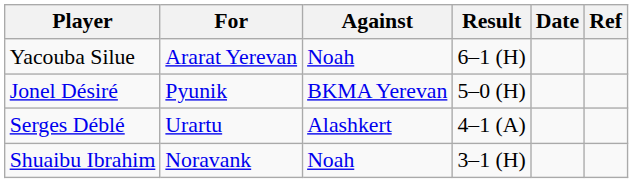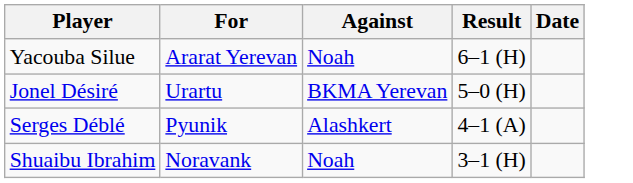- column: (606, 21)
(196, 90) Pyunik -> (194, 90) Urartu
(194, 125) Urartu -> (196, 125) Pyunik
